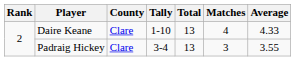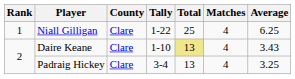+ row: (67, 30)
(189, 30) no background -> (189, 47) khaki background
(269, 30) 4.33 -> (269, 47) 3.43
(226, 47) 3 -> (226, 64) 4
(269, 47) 3.55 -> (269, 64) 3.25
